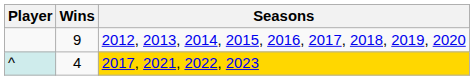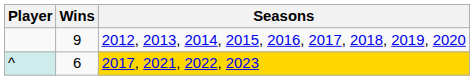(77, 63) 4 -> (77, 63) 6
